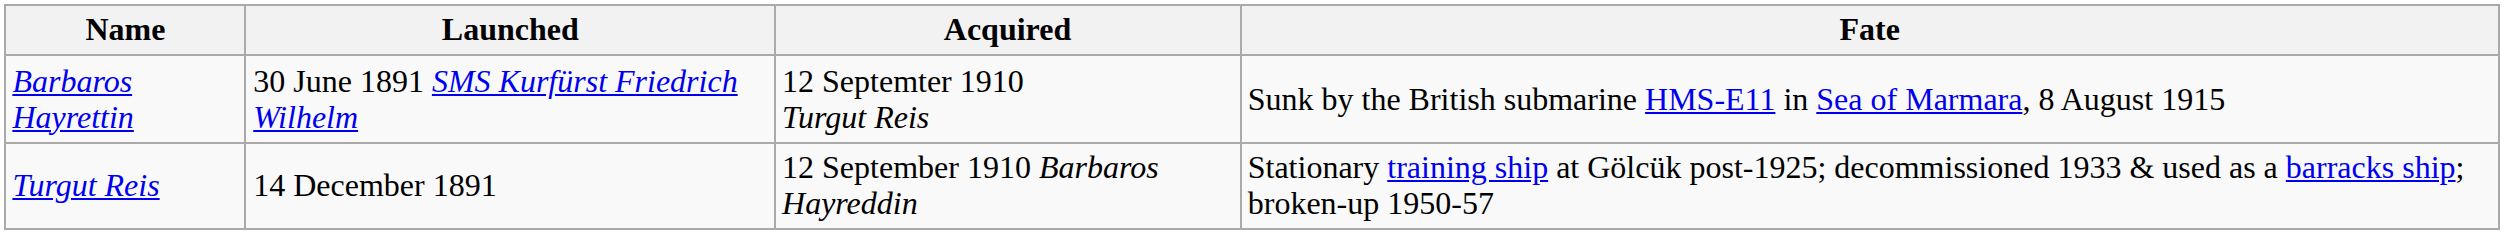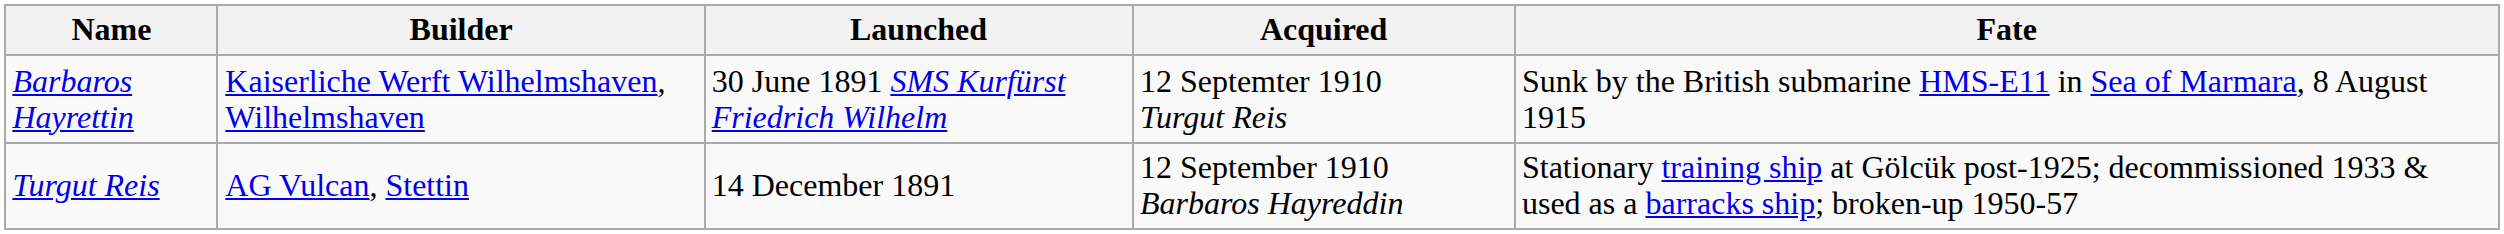+ column: (461, 29)
